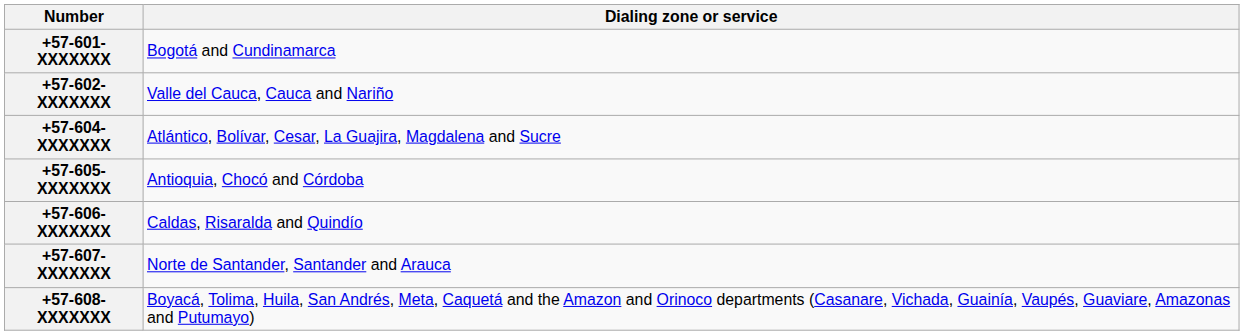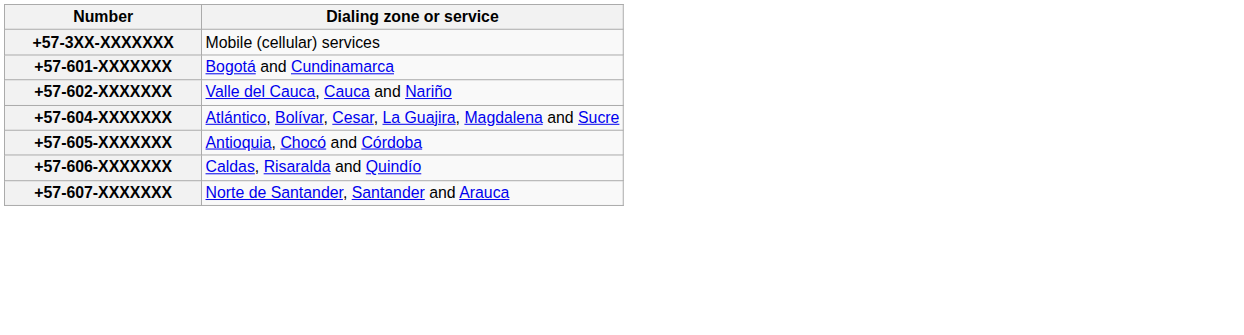+ row: (103, 42)
- row: (74, 308)
